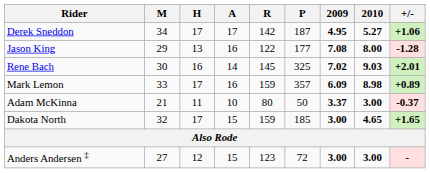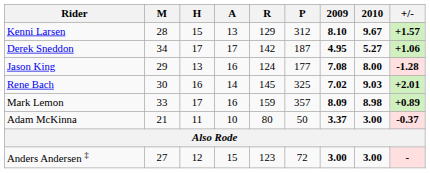+ row: (36, 31)
(267, 49) 122 -> (267, 67) 124
(337, 85) 6.09 -> (337, 102) 8.09
- row: (36, 120)
